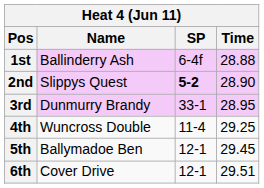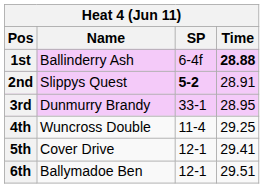(238, 60) normal -> (238, 60) bold
(238, 82) 28.90 -> (238, 82) 28.91
(91, 149) Ballymadoe Ben -> (77, 149) Cover Drive
(238, 149) 29.45 -> (238, 149) 29.41
(77, 171) Cover Drive -> (91, 171) Ballymadoe Ben
